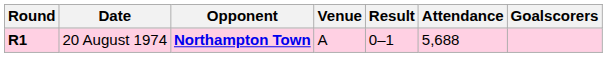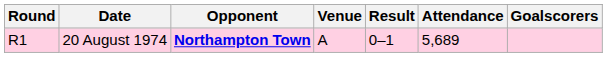(18, 40) bold -> (18, 40) normal
(441, 40) 5,688 -> (441, 40) 5,689
